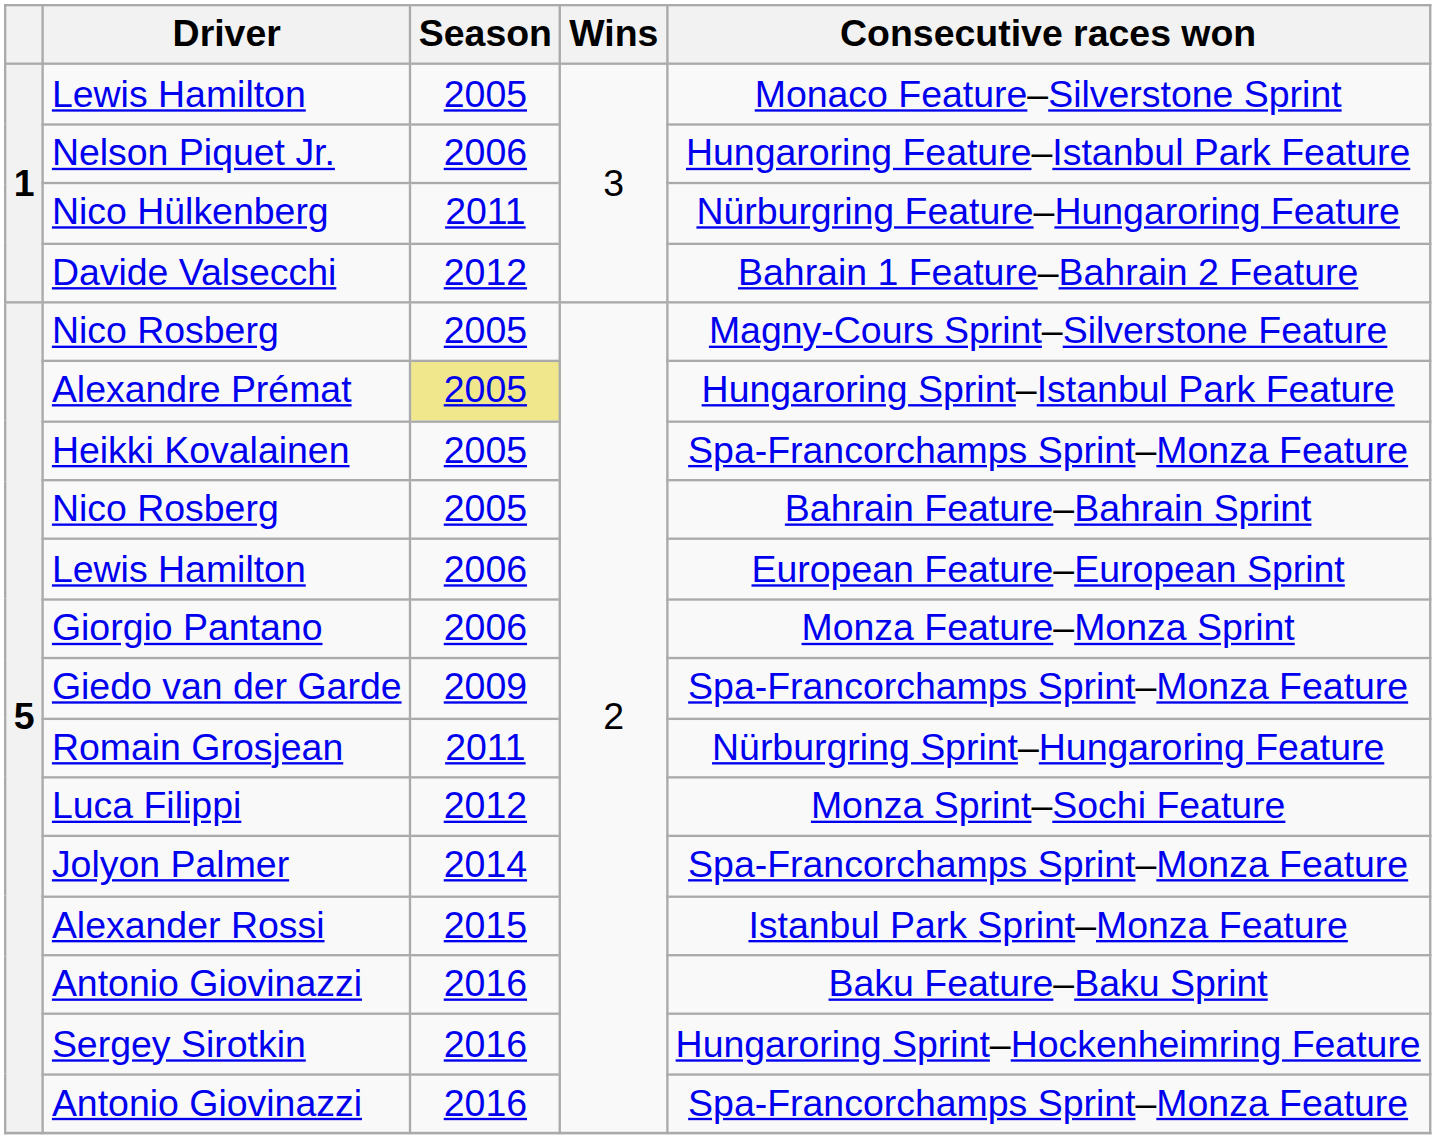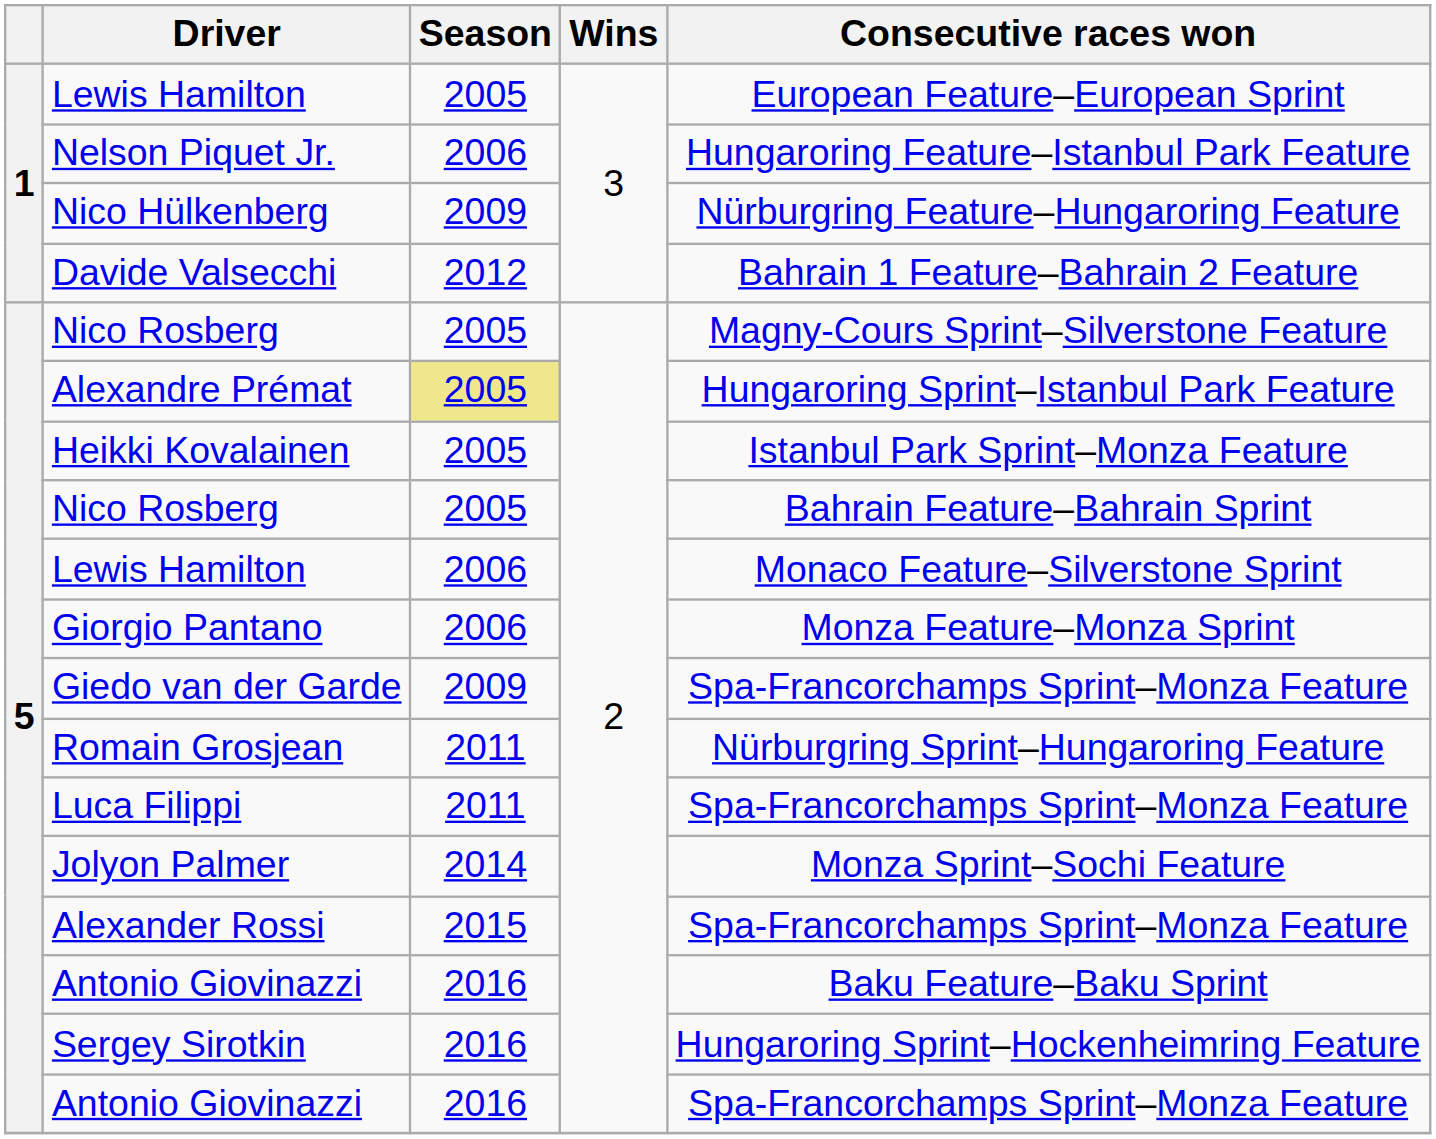(1048, 93) Monaco Feature–Silverstone Sprint -> (1048, 93) European Feature–European Sprint
(485, 212) 2011 -> (485, 212) 2009
(1048, 449) Spa-Francorchamps Sprint–Monza Feature -> (1048, 449) Istanbul Park Sprint–Monza Feature
(1048, 568) European Feature–European Sprint -> (1048, 568) Monaco Feature–Silverstone Sprint
(485, 806) 2012 -> (485, 806) 2011
(1048, 806) Monza Sprint–Sochi Feature -> (1048, 806) Spa-Francorchamps Sprint–Monza Feature
(1048, 865) Spa-Francorchamps Sprint–Monza Feature -> (1048, 865) Monza Sprint–Sochi Feature
(1048, 924) Istanbul Park Sprint–Monza Feature -> (1048, 924) Spa-Francorchamps Sprint–Monza Feature
